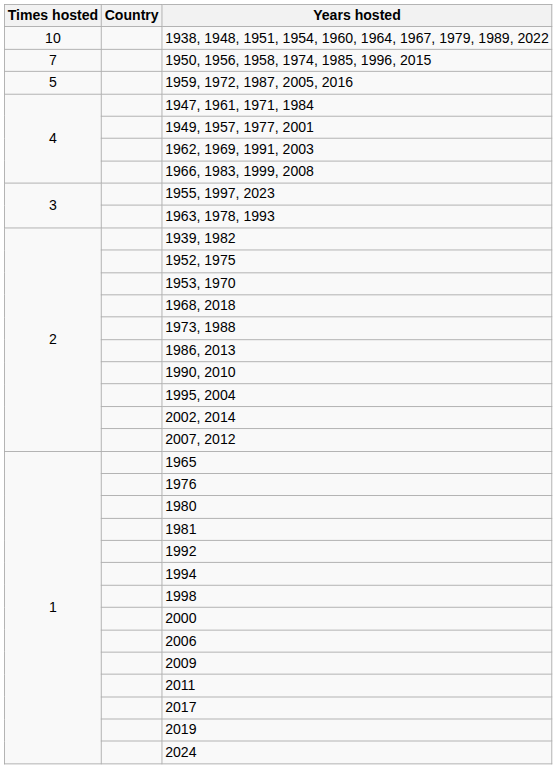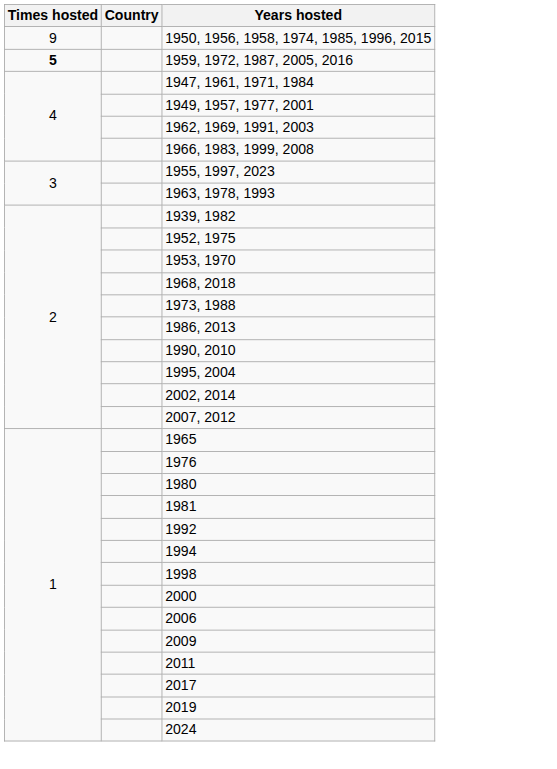- row: (357, 37)
(53, 60) 7 -> (53, 37) 9
(53, 82) normal -> (53, 60) bold
